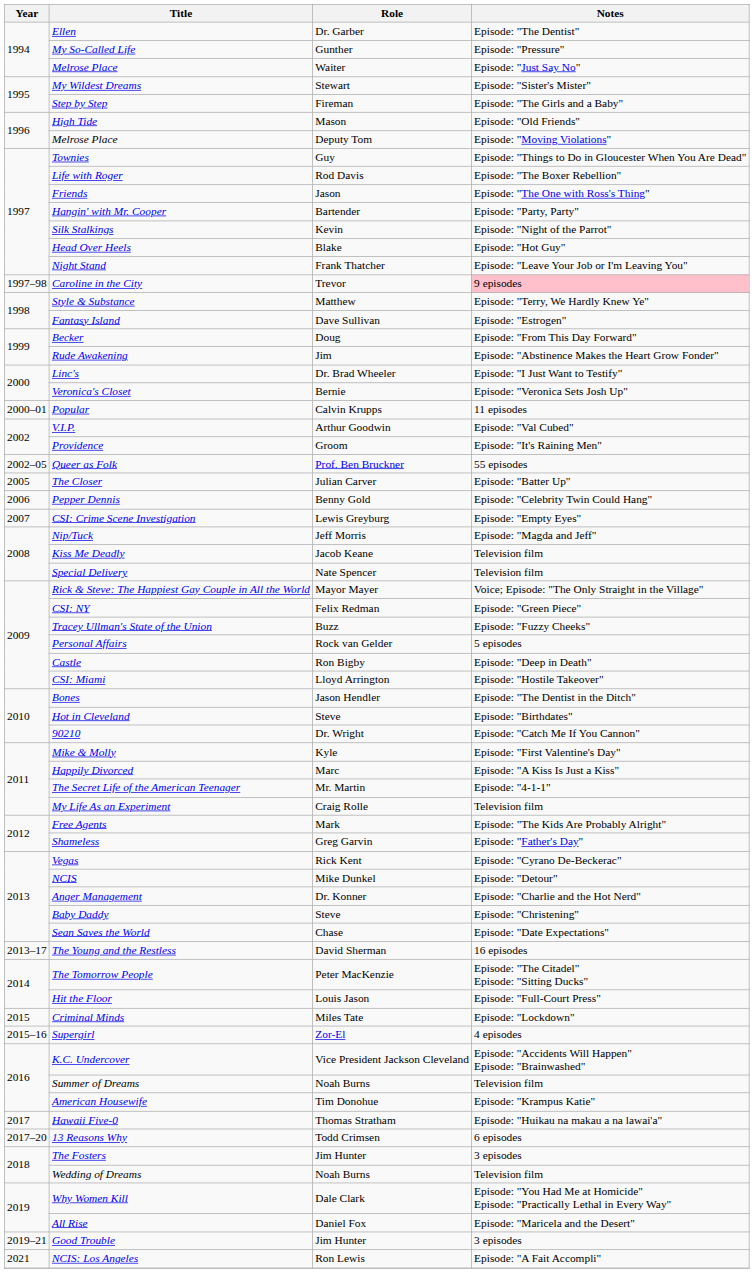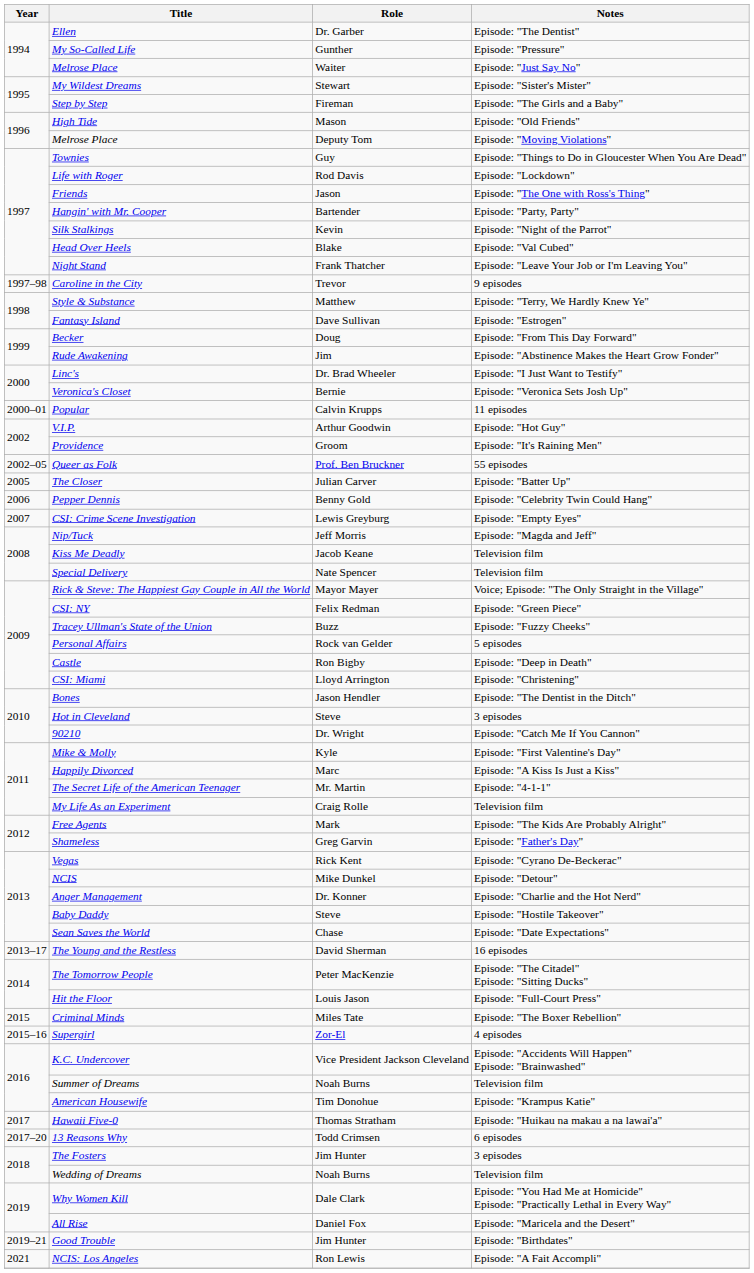(548, 175) Episode: "The Boxer Rebellion" -> (524, 175) Episode: "Lockdown"
(520, 247) Episode: "Hot Guy" -> (524, 247) Episode: "Val Cubed"
(498, 283) pink background -> (498, 283) no background
(524, 427) Episode: "Val Cubed" -> (520, 427) Episode: "Hot Guy"
(539, 680) Episode: "Hostile Takeover" -> (527, 680) Episode: "Christening"
(523, 716) Episode: "Birthdates" -> (498, 716) 3 episodes
(527, 914) Episode: "Christening" -> (539, 914) Episode: "Hostile Takeover"
(524, 1017) Episode: "Lockdown" -> (548, 1017) Episode: "The Boxer Rebellion"
(498, 1240) 3 episodes -> (523, 1240) Episode: "Birthdates"
